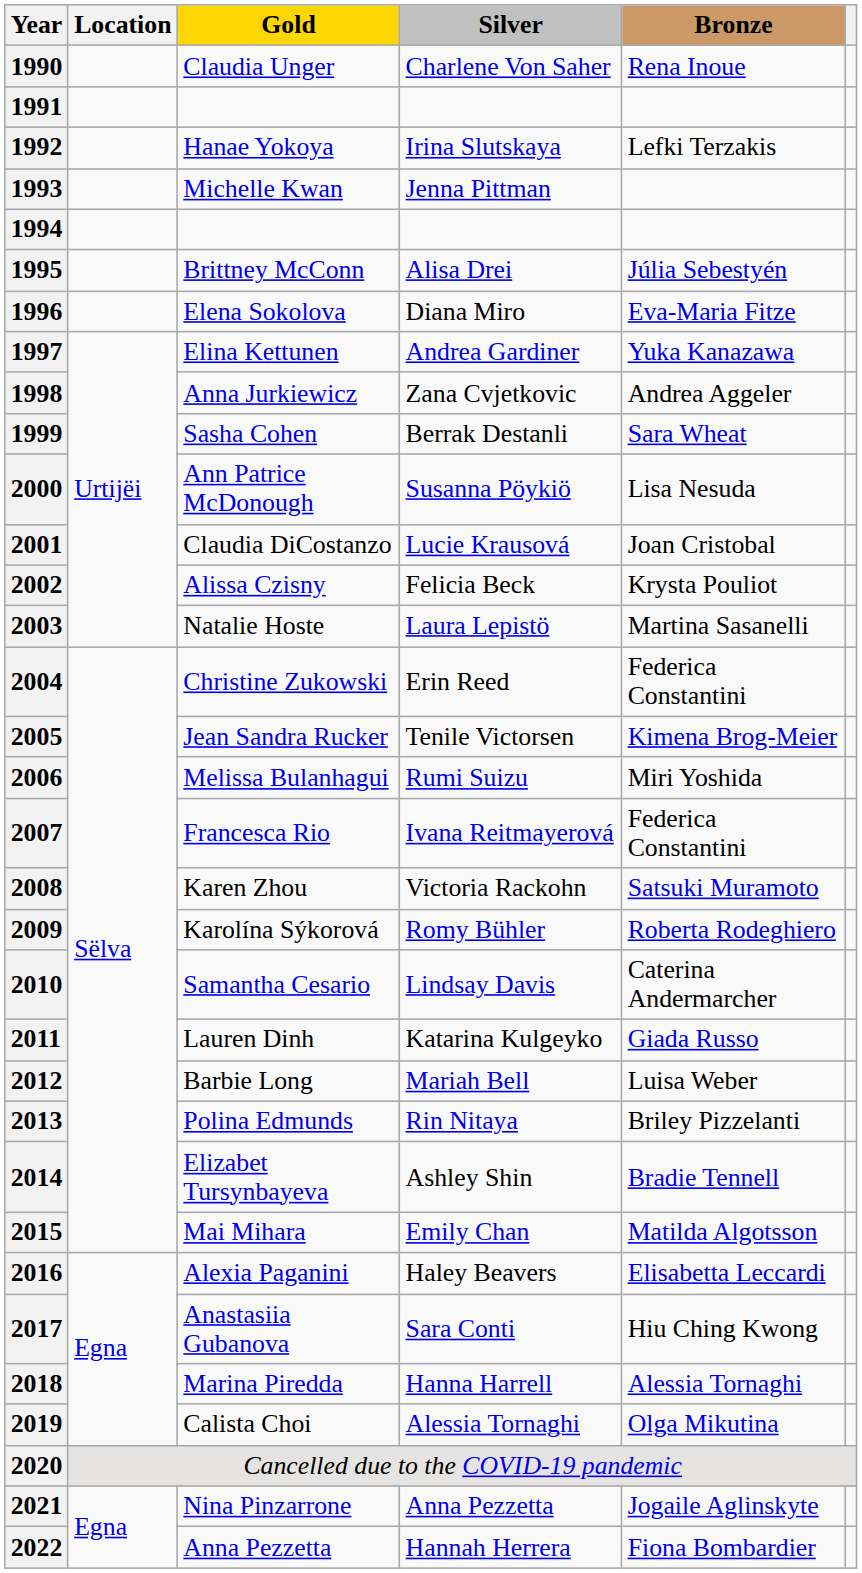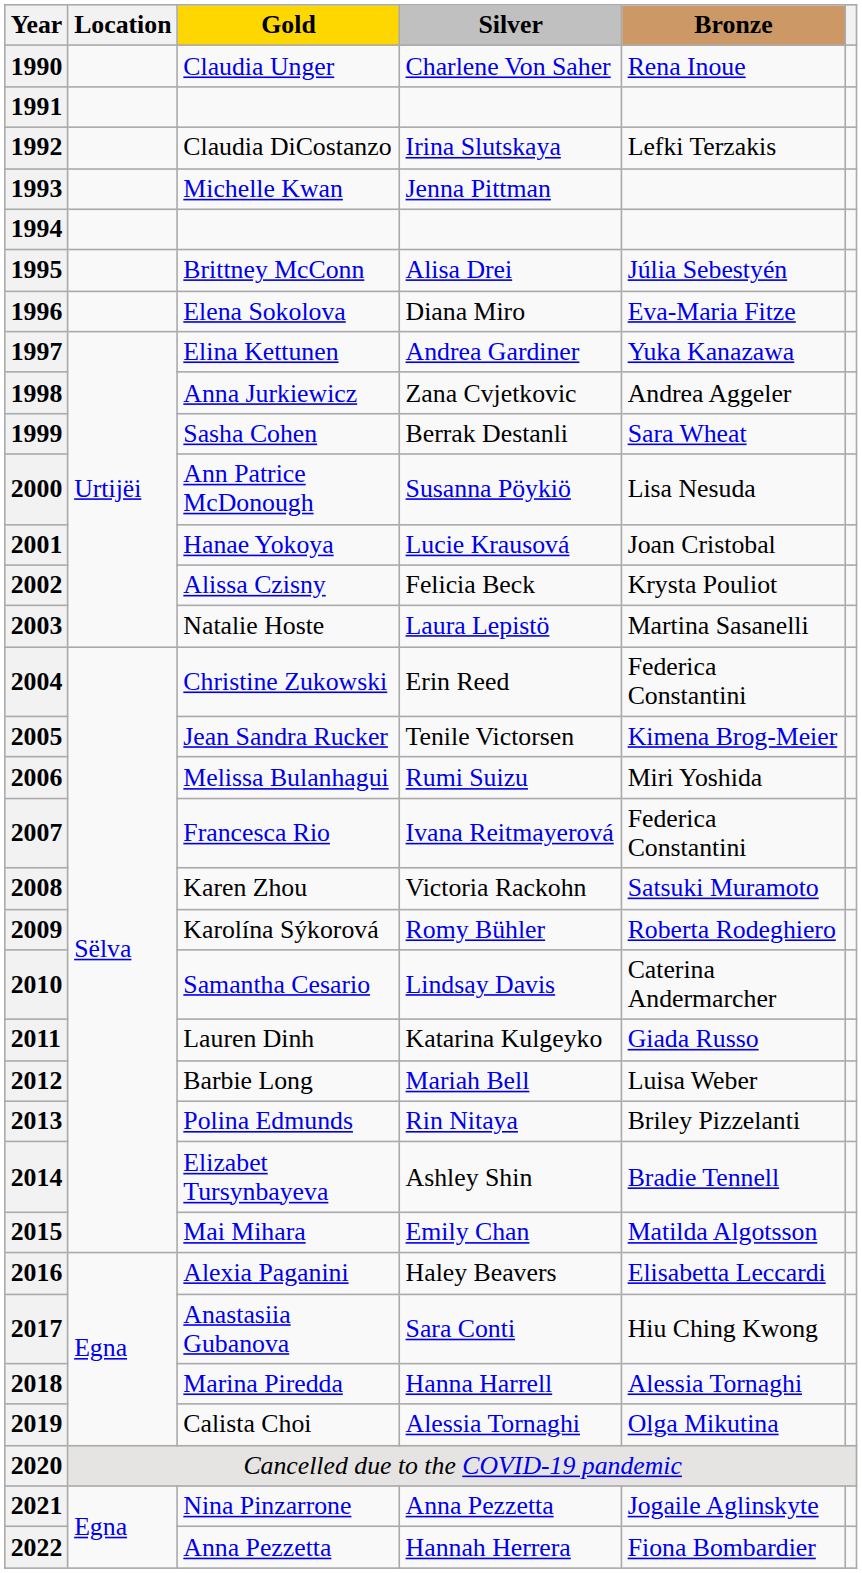(258, 147) Hanae Yokoya -> (287, 147) Claudia DiCostanzo
(287, 544) Claudia DiCostanzo -> (258, 544) Hanae Yokoya
